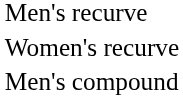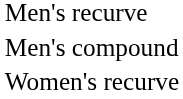rows swapped: (92, 82) <-> (92, 47)
